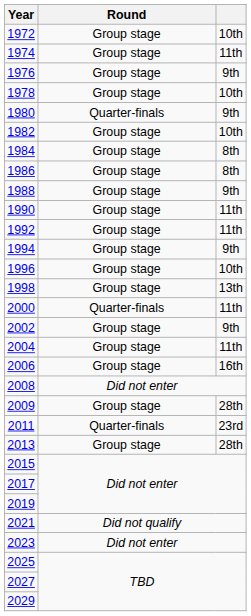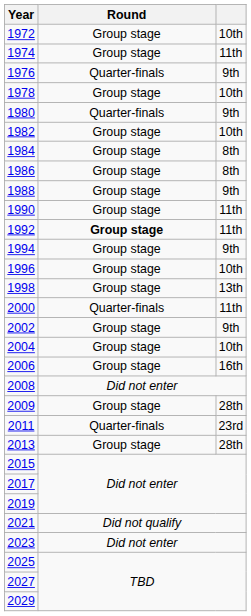(127, 73) Group stage -> (127, 73) Quarter-finals
(127, 230) normal -> (127, 230) bold
(231, 347) 11th -> (231, 347) 10th
